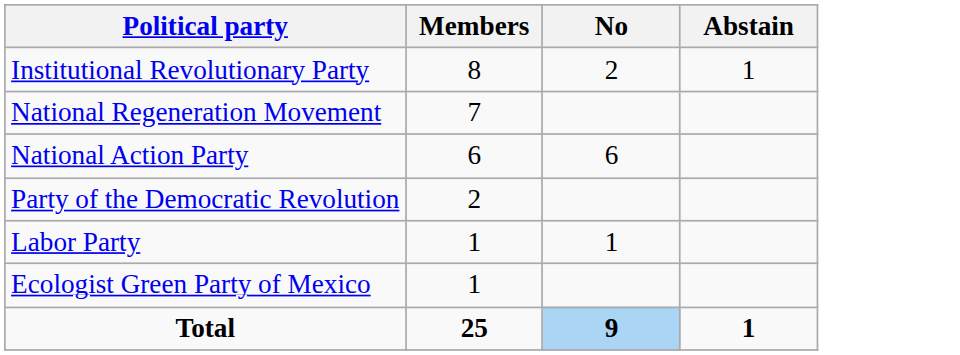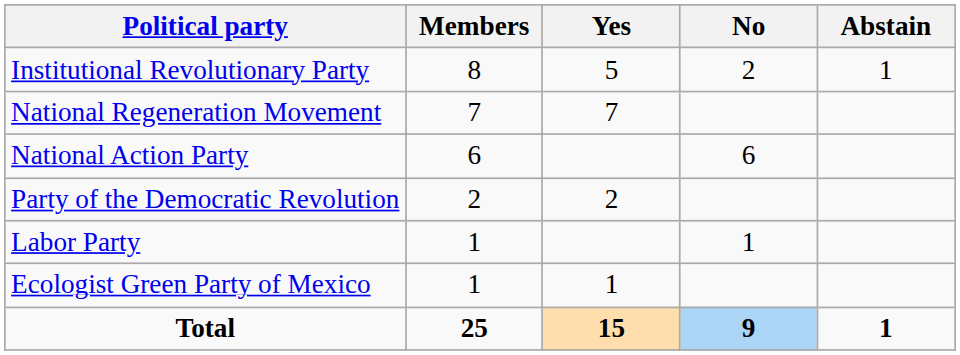+ column: (611, 26)
